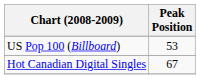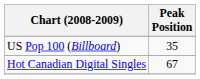(172, 45) 53 -> (172, 45) 35
